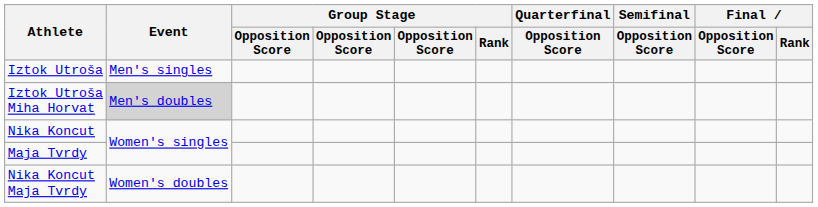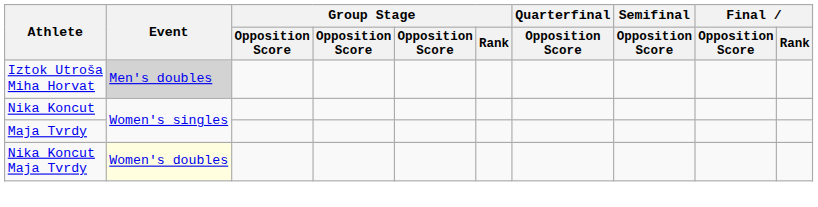- row: (55, 71)
(169, 183) no background -> (169, 161) lightyellow background
